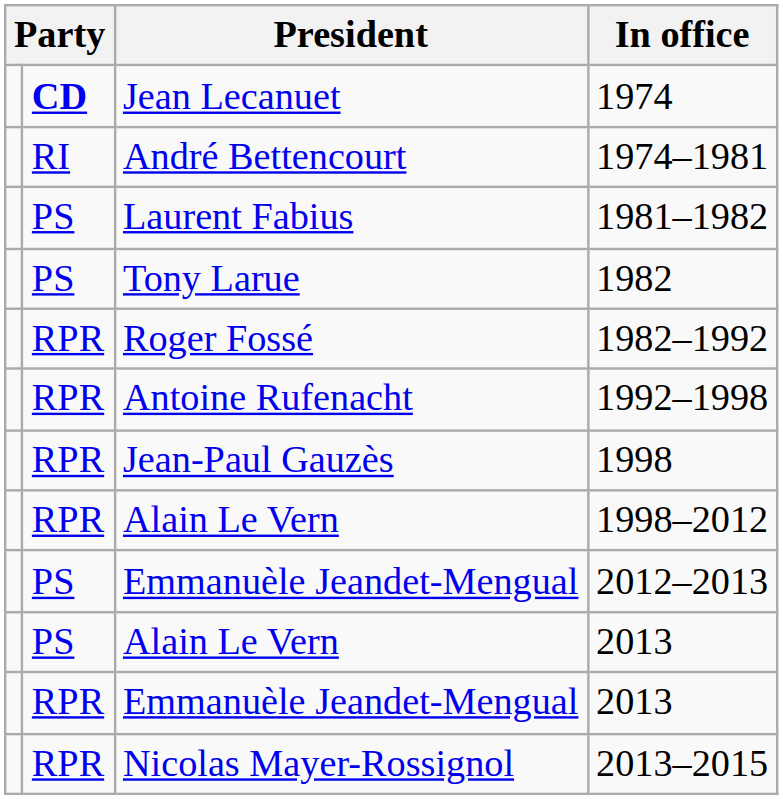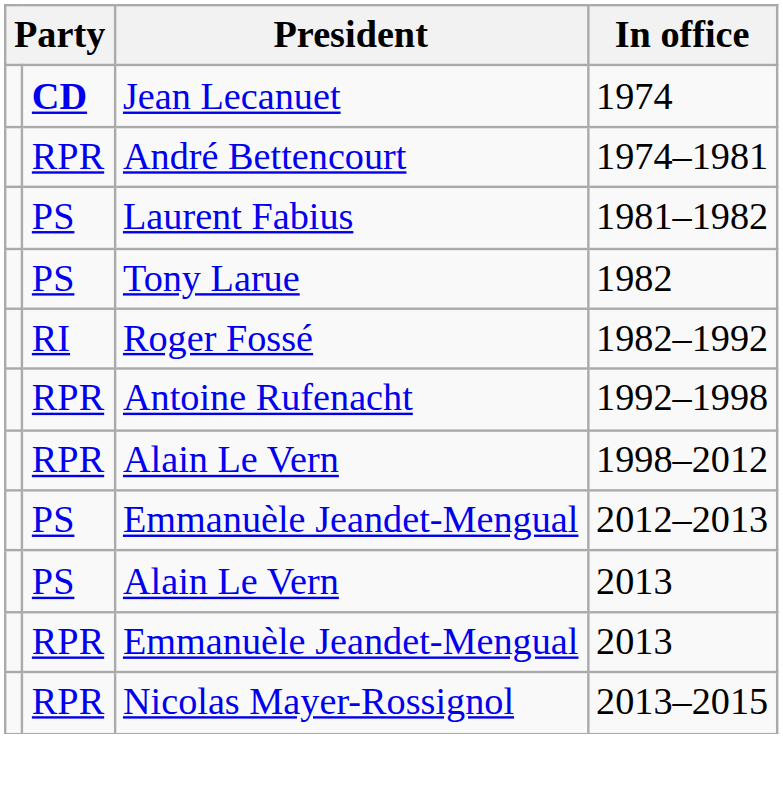(51, 156) RI -> (68, 156) RPR
(68, 338) RPR -> (51, 338) RI
- row: (258, 459)
